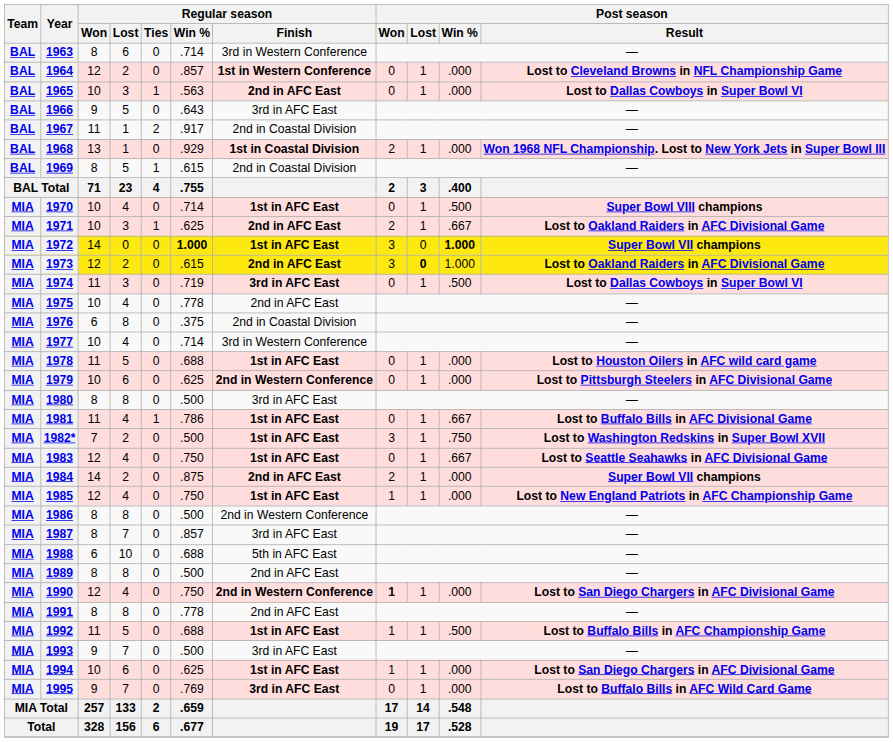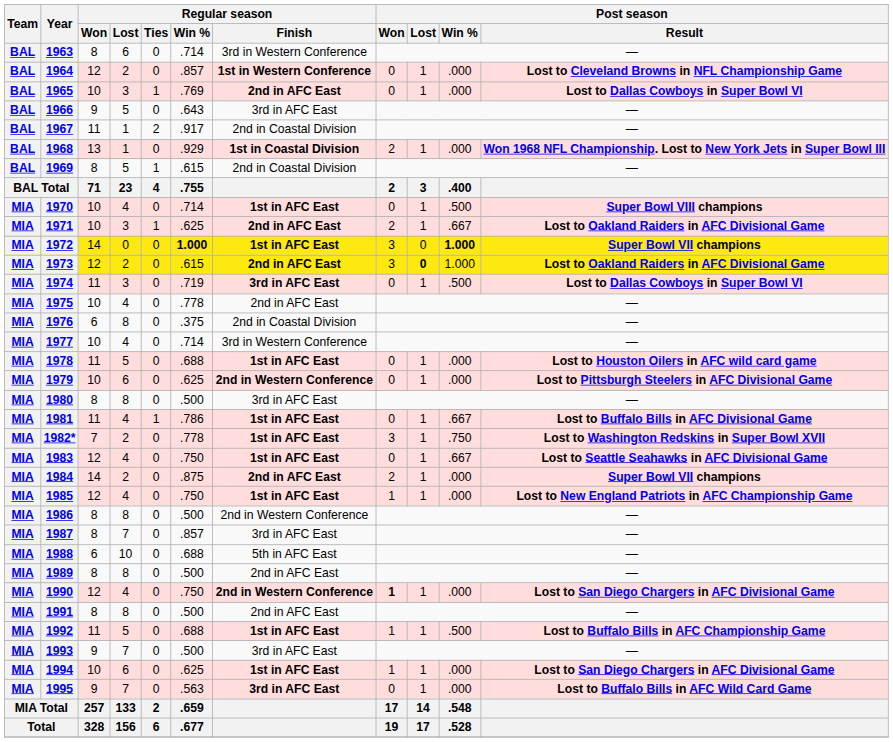(192, 91) .563 -> (192, 91) .769
(192, 438) .500 -> (192, 438) .778
(192, 611) .778 -> (192, 611) .500
(192, 689) .769 -> (192, 689) .563
